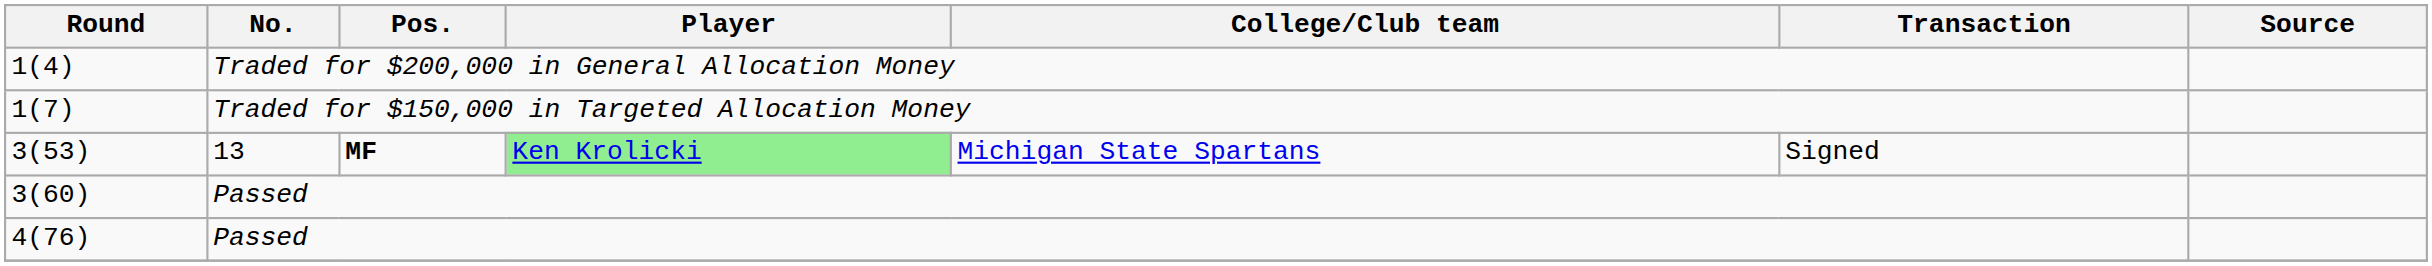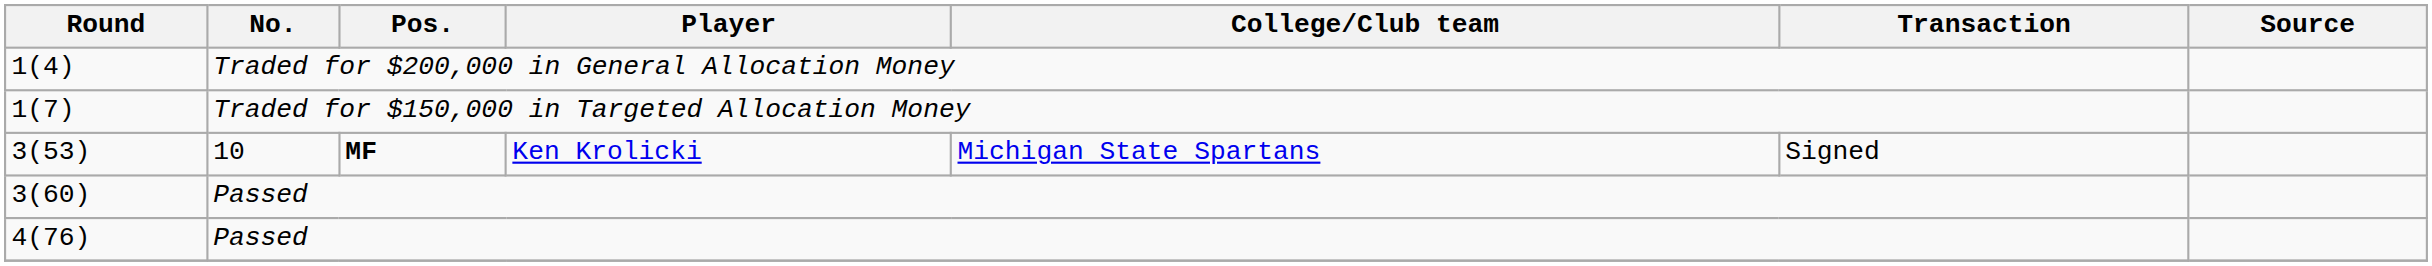(229, 154) 13 -> (229, 154) 10
(607, 154) lightgreen background -> (607, 154) no background
